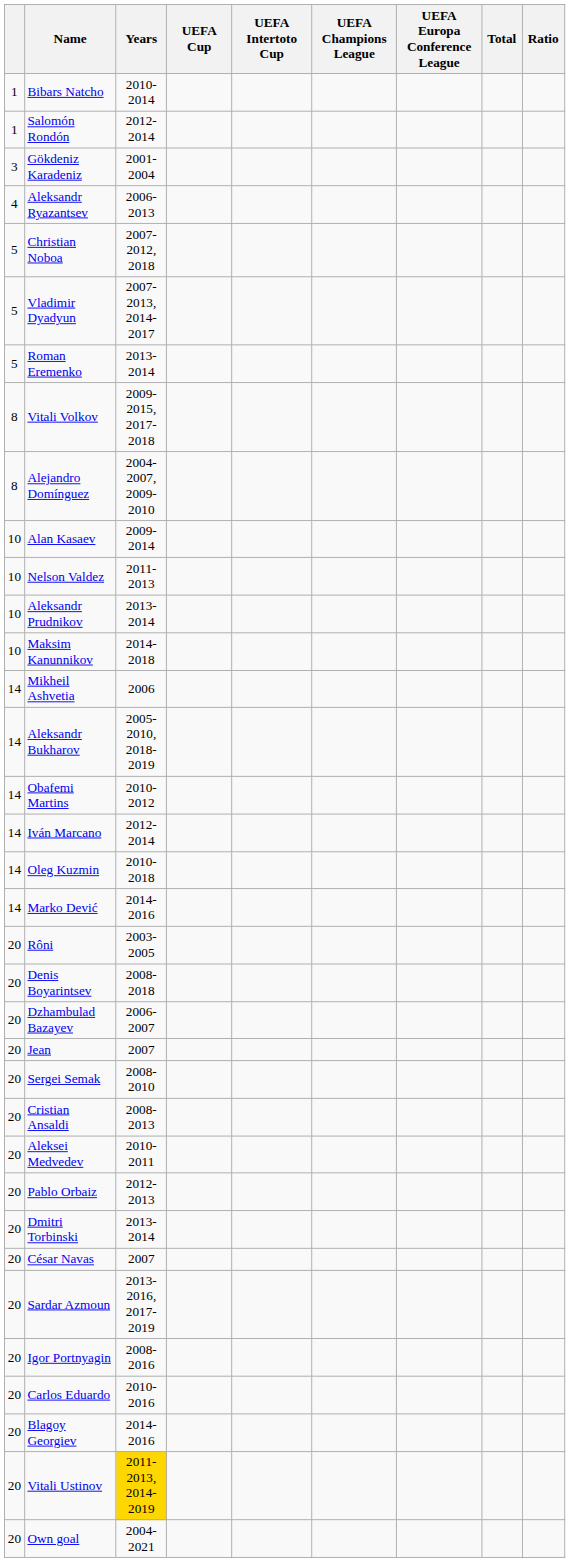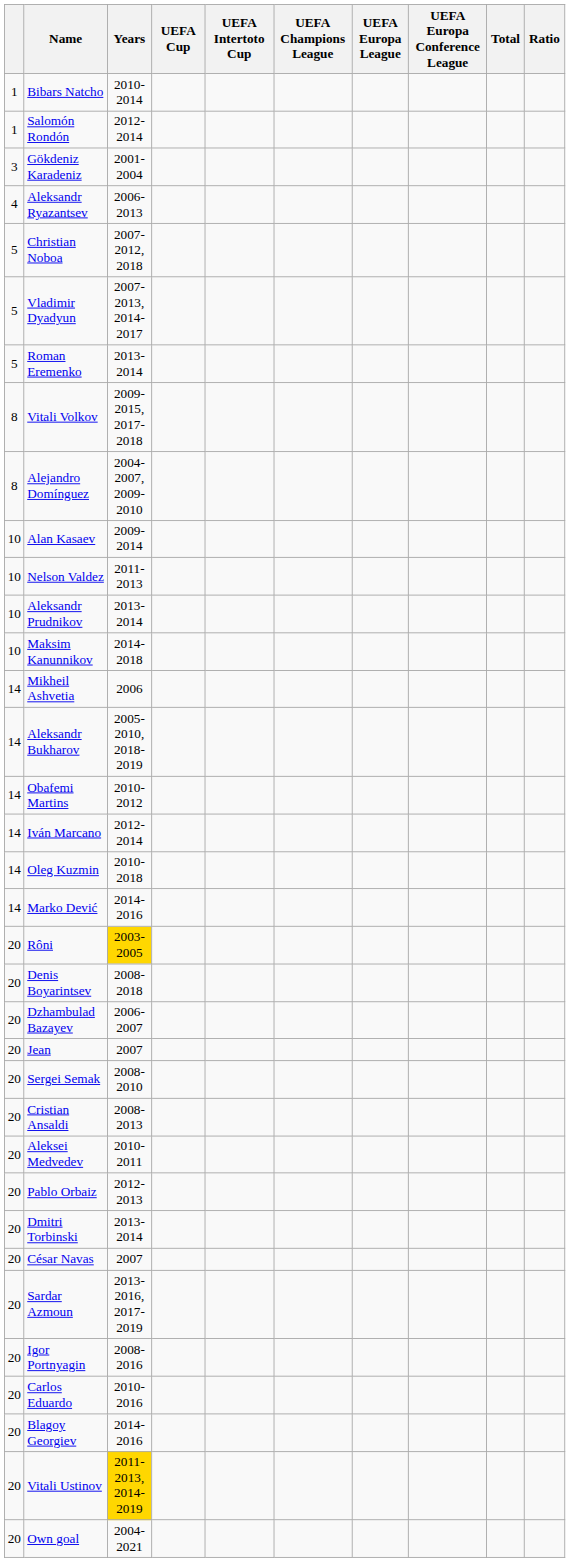+ column: (380, 39)
(141, 945) no background -> (129, 945) gold background
